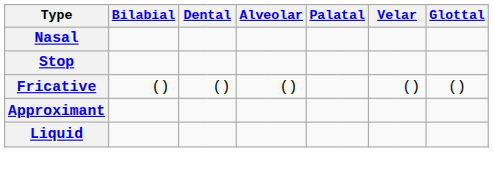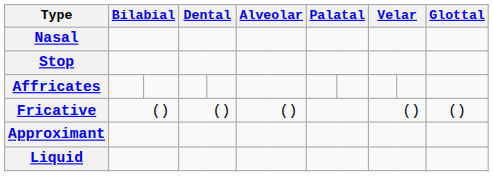+ row: (57, 87)
